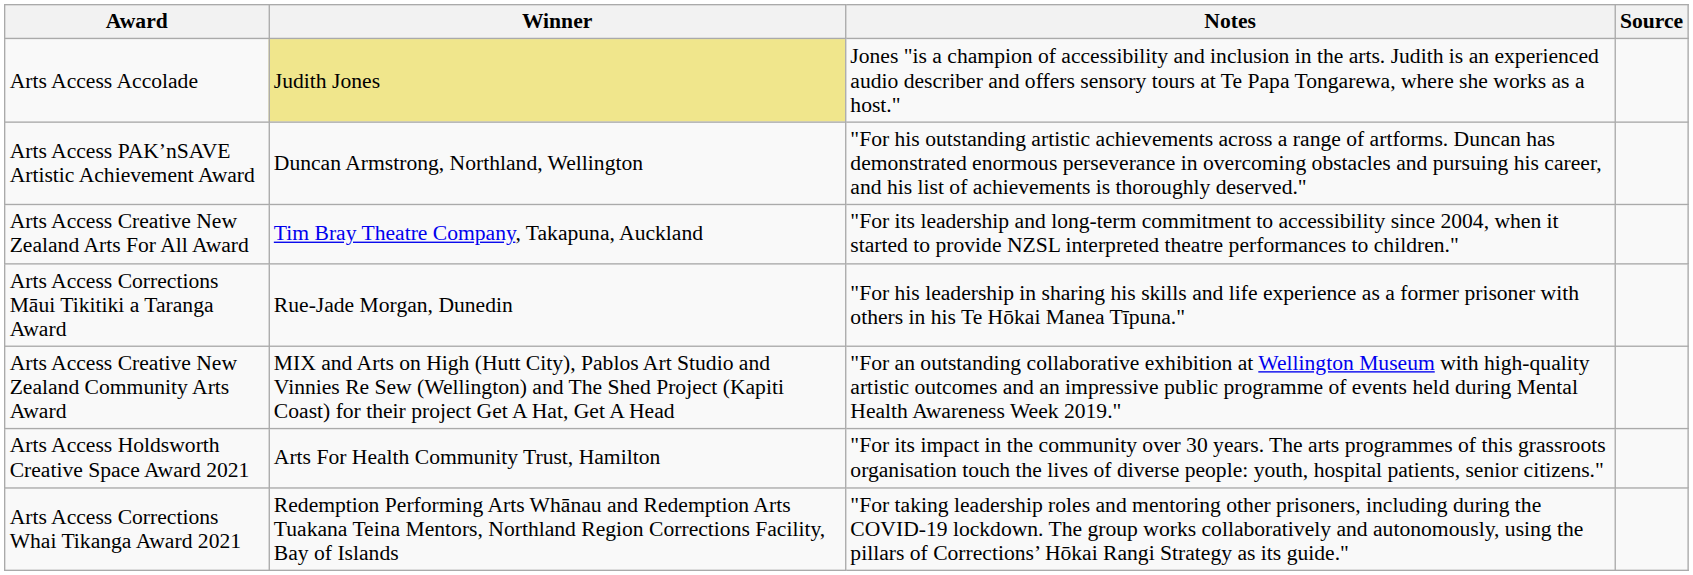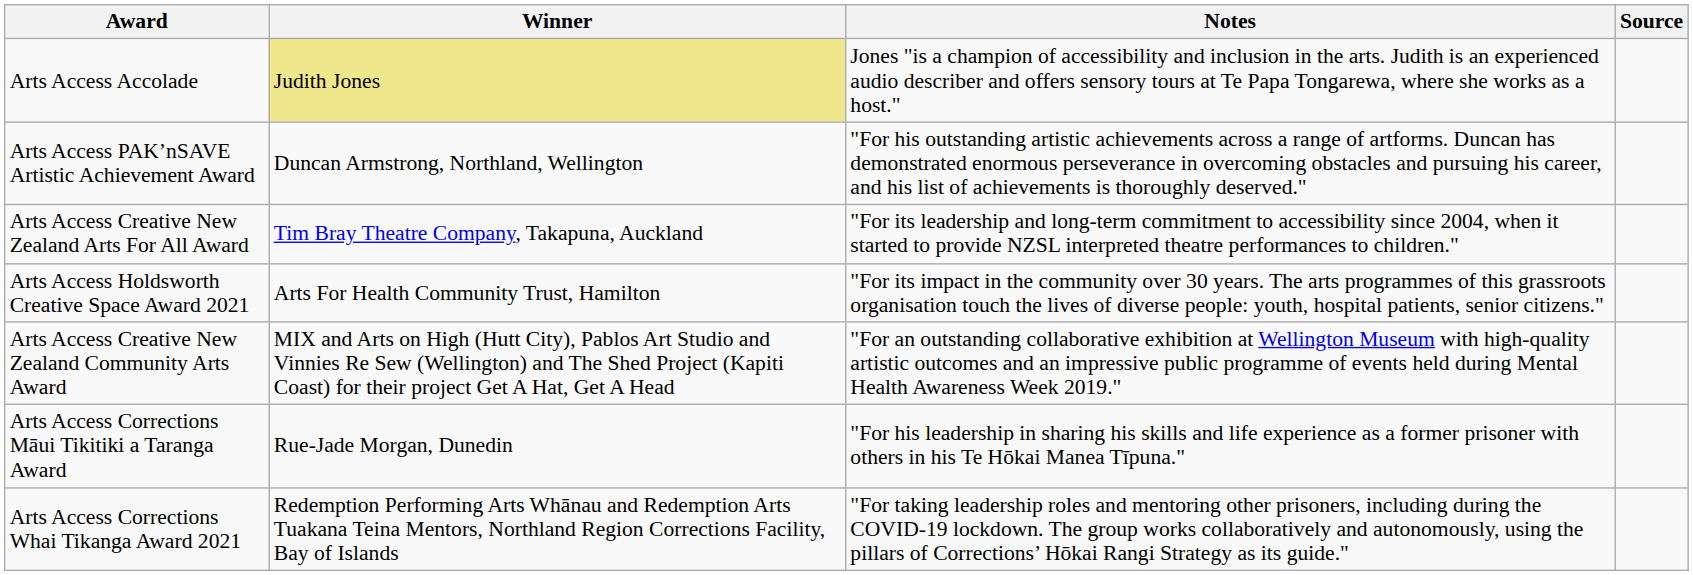rows swapped: (130, 458) <-> (114, 304)
